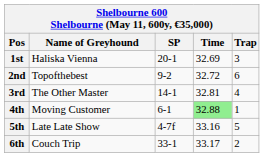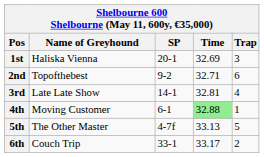(208, 76) 32.72 -> (208, 76) 32.71
(70, 93) The Other Master -> (66, 93) Late Late Show
(66, 127) Late Late Show -> (70, 127) The Other Master
(208, 127) 33.16 -> (208, 127) 33.13
